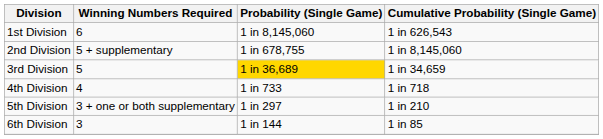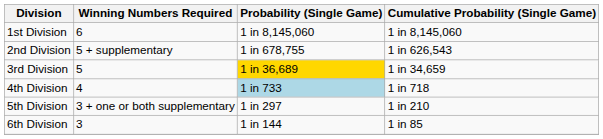(420, 32) 1 in 626,543 -> (425, 32) 1 in 8,145,060
(425, 50) 1 in 8,145,060 -> (420, 50) 1 in 626,543
(261, 87) no background -> (261, 87) lightblue background
